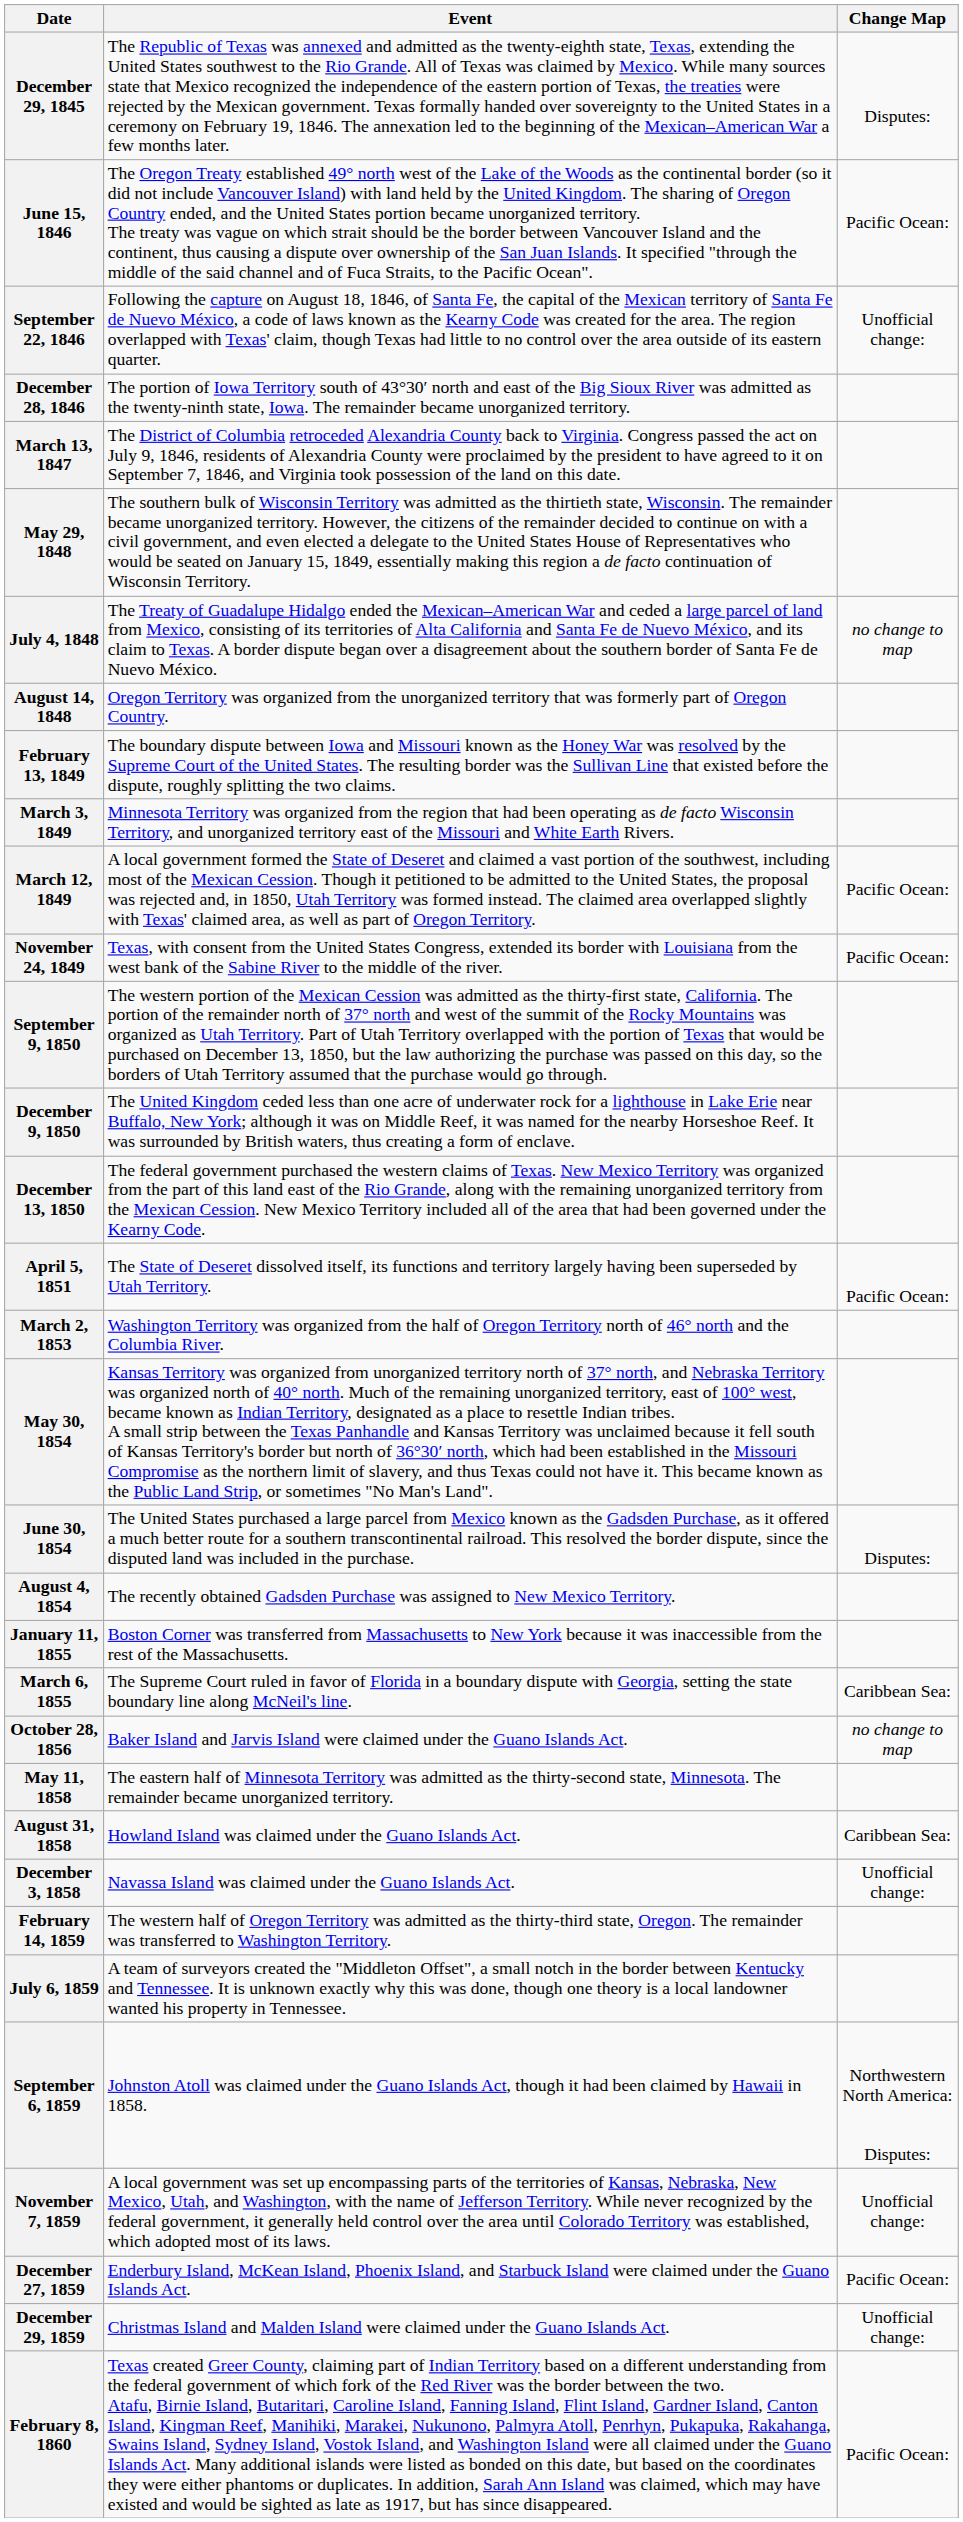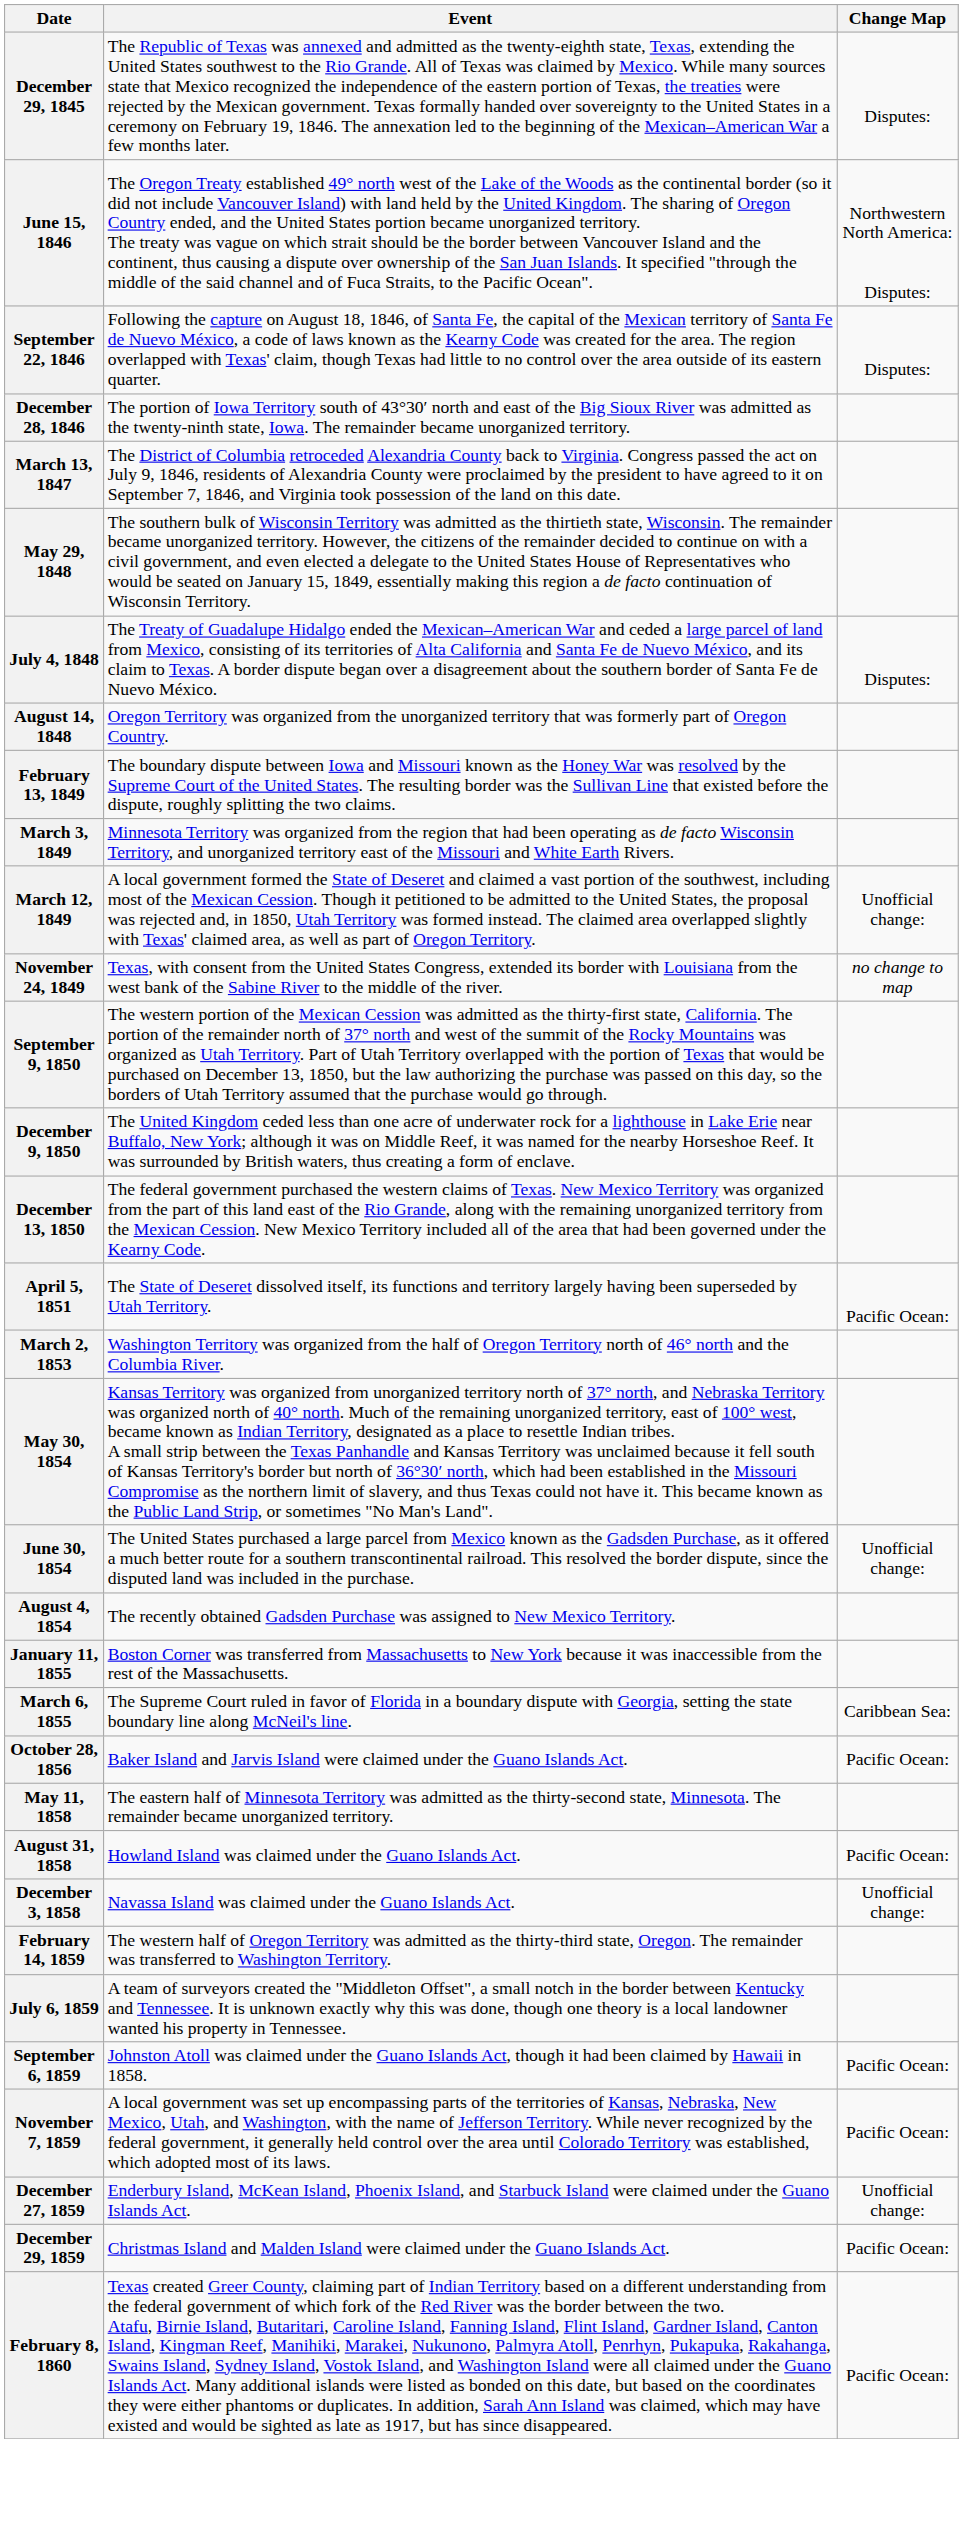(898, 222) Pacific Ocean: -> (898, 252) Northwestern North America: Disputes:
(898, 329) Unofficial change: -> (898, 369) Disputes:
(898, 639) no change to map -> (898, 679) Disputes:
(898, 889) Pacific Ocean: -> (898, 909) Unofficial change:
(898, 957) Pacific Ocean: -> (898, 977) no change to map
(898, 1558) Disputes: -> (898, 1558) Unofficial change:
(898, 1739) no change to map -> (898, 1759) Pacific Ocean:
(898, 1834) Caribbean Sea: -> (898, 1854) Pacific Ocean:
(898, 2114) Northwestern North America: Disputes: -> (898, 2065) Pacific Ocean:
(898, 2212) Unofficial change: -> (898, 2132) Pacific Ocean:
(898, 2279) Pacific Ocean: -> (898, 2200) Unofficial change:
(898, 2327) Unofficial change: -> (898, 2248) Pacific Ocean:
